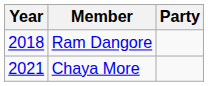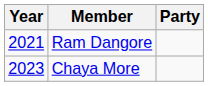(26, 42) 2018 -> (26, 42) 2021
(26, 68) 2021 -> (26, 68) 2023
